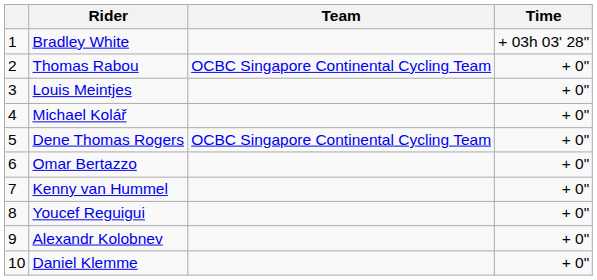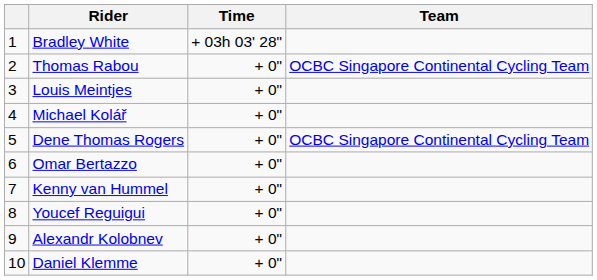columns swapped: (341, 16) <-> (544, 16)
